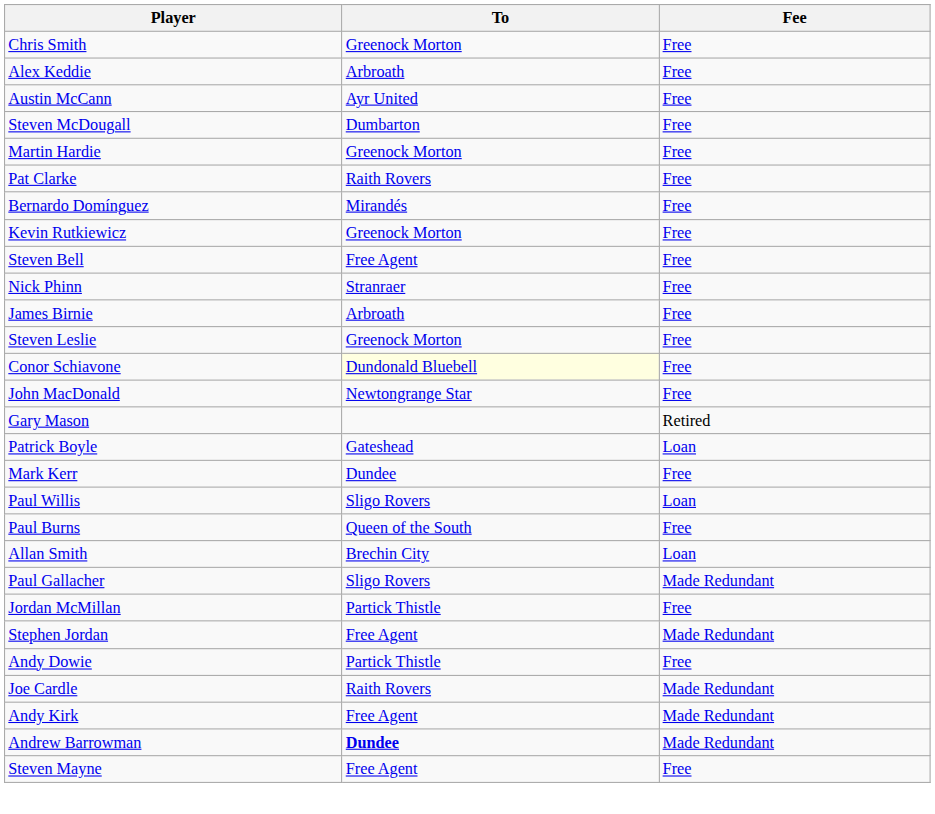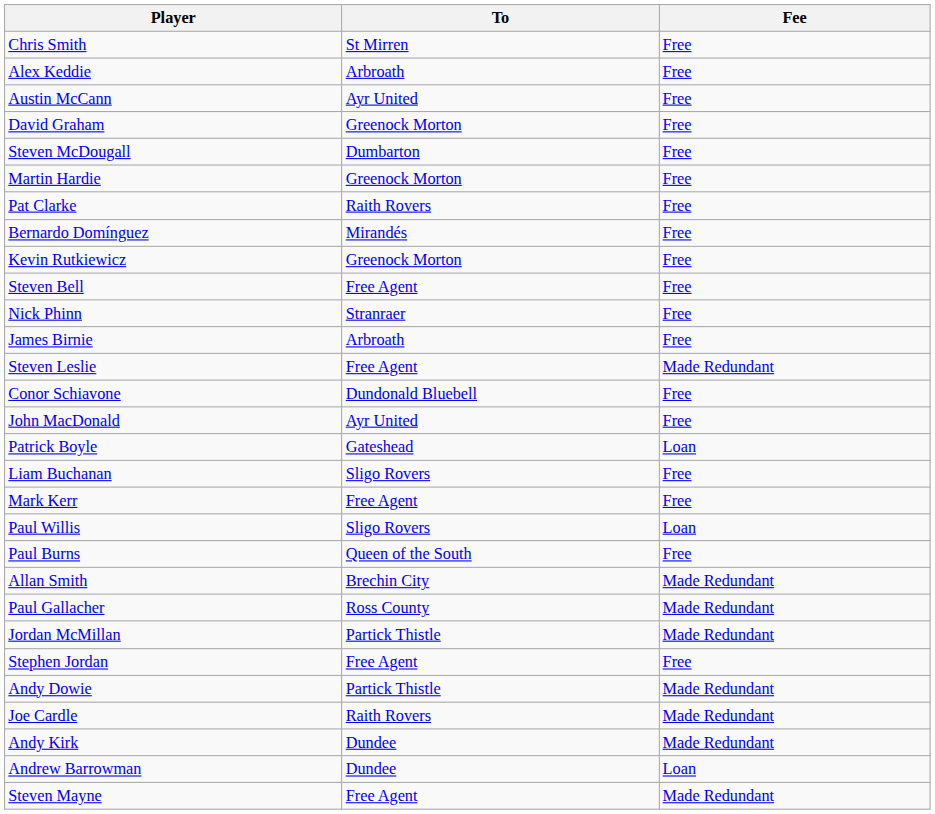(404, 44) Greenock Morton -> (377, 44) St Mirren
+ row: (56, 125)
(404, 339) Greenock Morton -> (382, 366) Free Agent
(677, 339) Free -> (718, 366) Made Redundant
(411, 366) lightyellow background -> (411, 393) no background
(409, 393) Newtongrange Star -> (382, 420) Ayr United
- row: (49, 420)
+ row: (60, 473)
(371, 473) Dundee -> (382, 500) Free Agent
(679, 554) Loan -> (718, 581) Made Redundant
(388, 581) Sligo Rovers -> (388, 608) Ross County
(677, 608) Free -> (718, 634) Made Redundant
(718, 634) Made Redundant -> (677, 661) Free
(677, 661) Free -> (718, 688) Made Redundant
(382, 715) Free Agent -> (371, 742) Dundee
(372, 742) bold -> (371, 768) normal
(718, 742) Made Redundant -> (679, 768) Loan
(677, 768) Free -> (718, 795) Made Redundant
